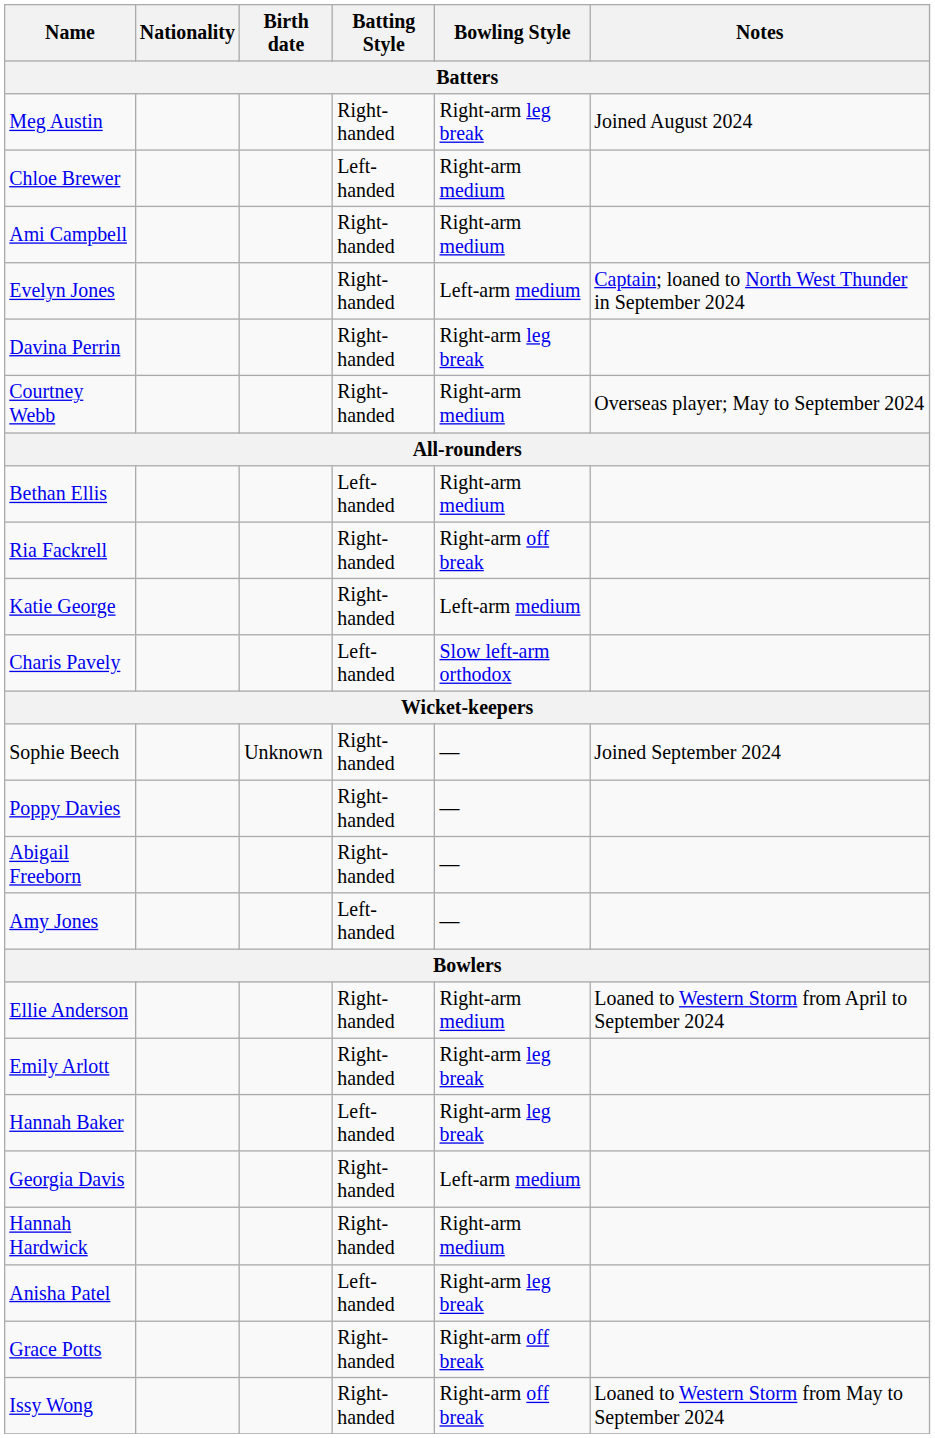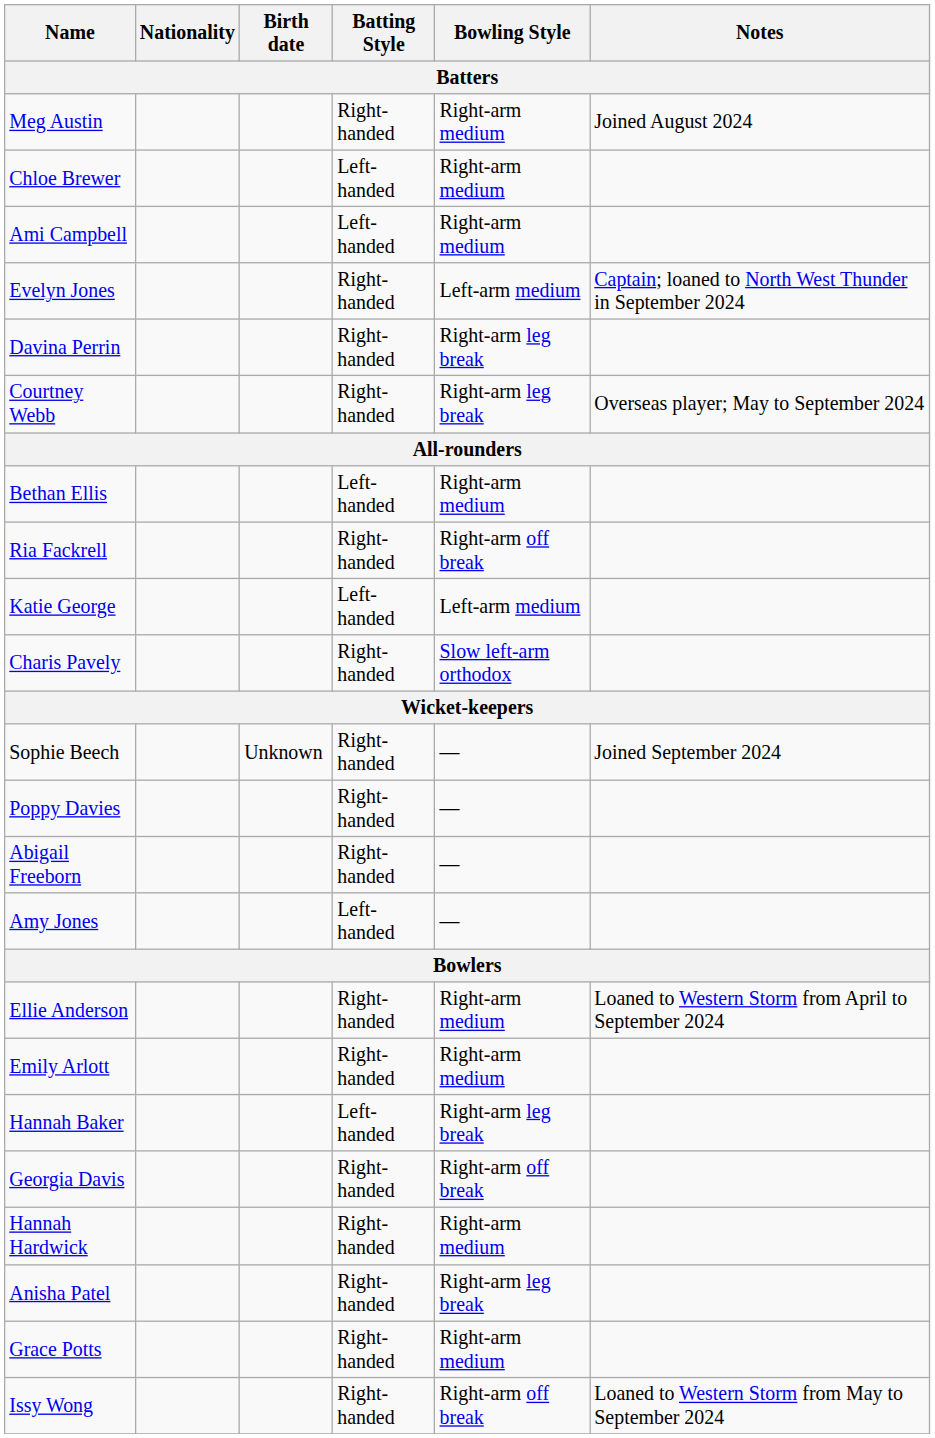(495, 122) Right-arm leg break -> (480, 122) Right-arm medium
(366, 234) Right-handed -> (366, 234) Left-handed
(480, 404) Right-arm medium -> (495, 404) Right-arm leg break
(366, 606) Right-handed -> (366, 606) Left-handed
(366, 662) Left-handed -> (366, 662) Right-handed
(495, 1066) Right-arm leg break -> (480, 1066) Right-arm medium
(510, 1179) Left-arm medium -> (494, 1179) Right-arm off break
(366, 1292) Left-handed -> (366, 1292) Right-handed
(494, 1348) Right-arm off break -> (480, 1348) Right-arm medium
